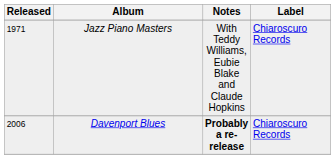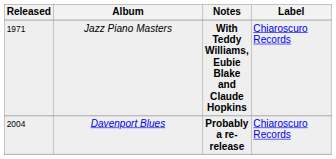(227, 68) normal -> (227, 68) bold
(16, 124) 2006 -> (16, 124) 2004
